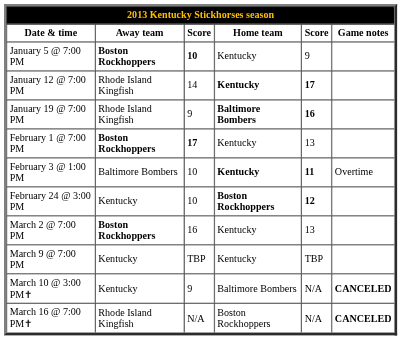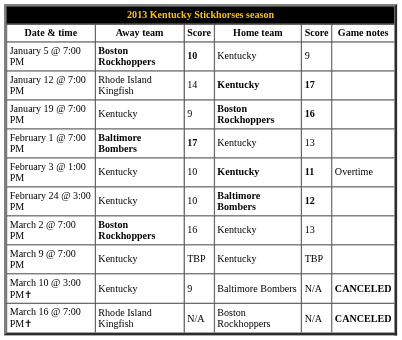(125, 114) Rhode Island Kingfish -> (118, 114) Kentucky
(239, 114) Baltimore Bombers -> (246, 114) Boston Rockhoppers
(127, 143) Boston Rockhoppers -> (120, 143) Baltimore Bombers
(138, 172) Baltimore Bombers -> (118, 172) Kentucky
(246, 201) Boston Rockhoppers -> (239, 201) Baltimore Bombers
